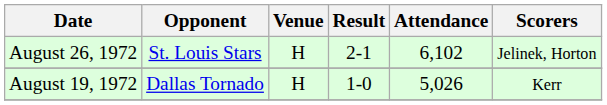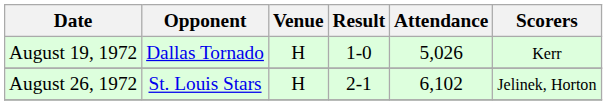rows swapped: (73, 84) <-> (73, 52)
